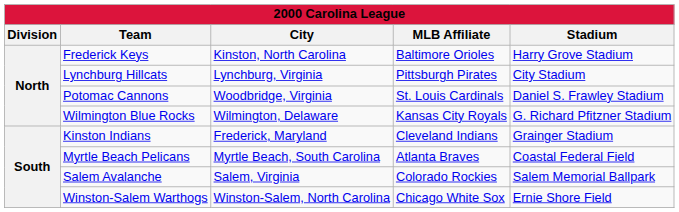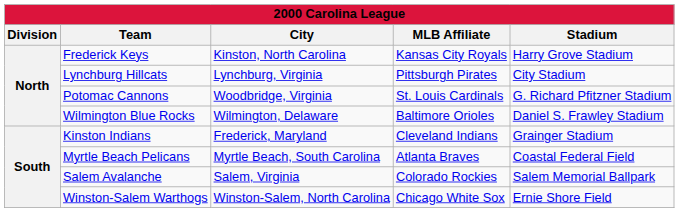(445, 55) Baltimore Orioles -> (451, 55) Kansas City Royals
(588, 95) Daniel S. Frawley Stadium -> (592, 95) G. Richard Pfitzner Stadium
(451, 116) Kansas City Royals -> (445, 116) Baltimore Orioles
(592, 116) G. Richard Pfitzner Stadium -> (588, 116) Daniel S. Frawley Stadium
